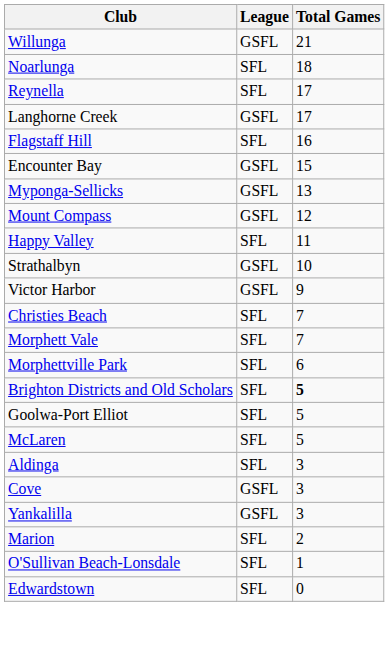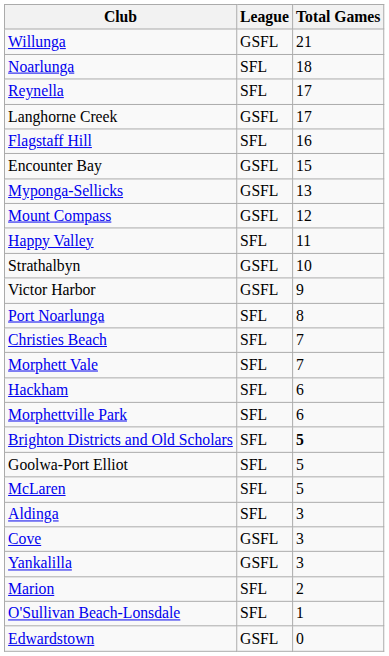+ row: (56, 315)
+ row: (38, 389)
(254, 588) SFL -> (259, 638) GSFL
